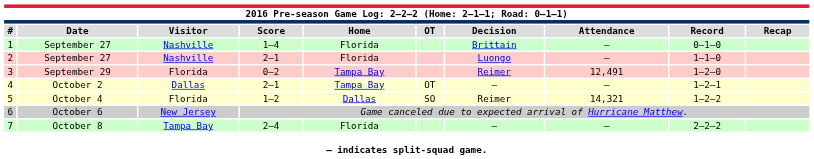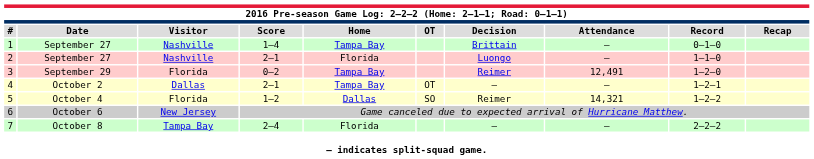(359, 44) Florida -> (359, 44) Tampa Bay
